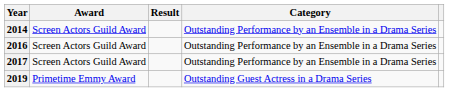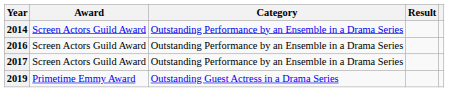columns swapped: (310, 12) <-> (165, 12)
